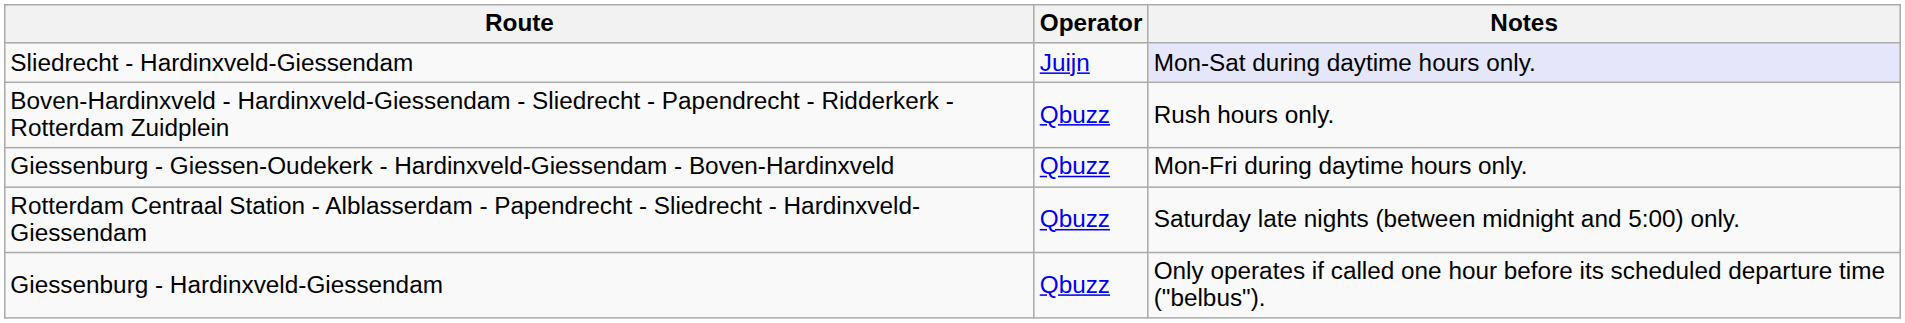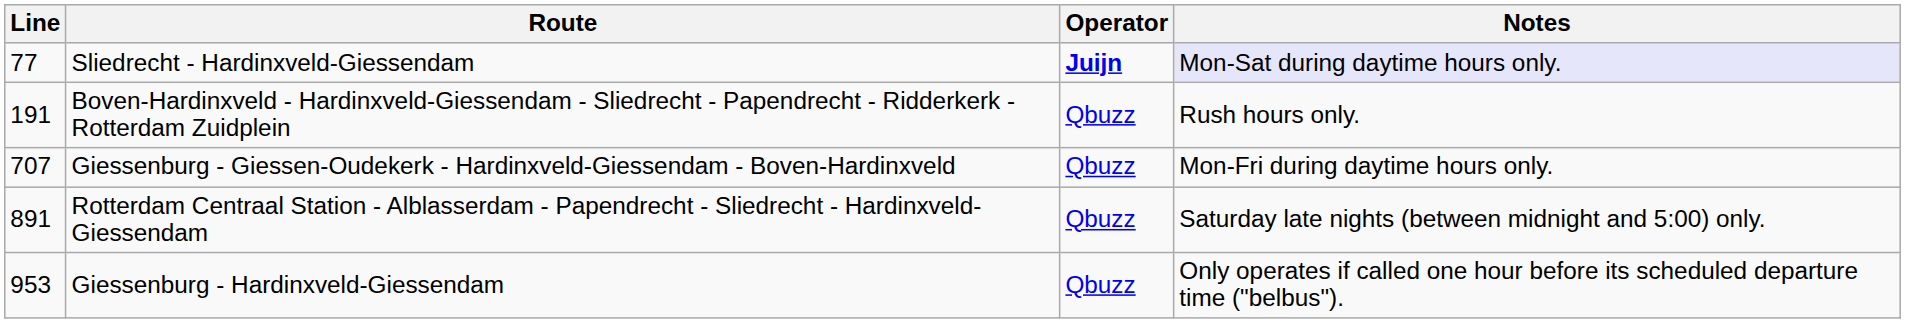+ column: (35, 23)
(1065, 62) normal -> (1094, 62) bold
